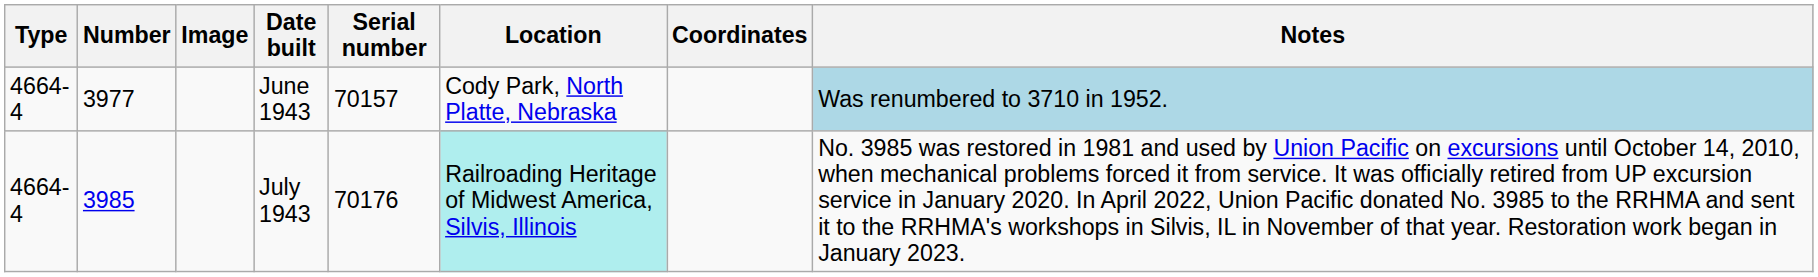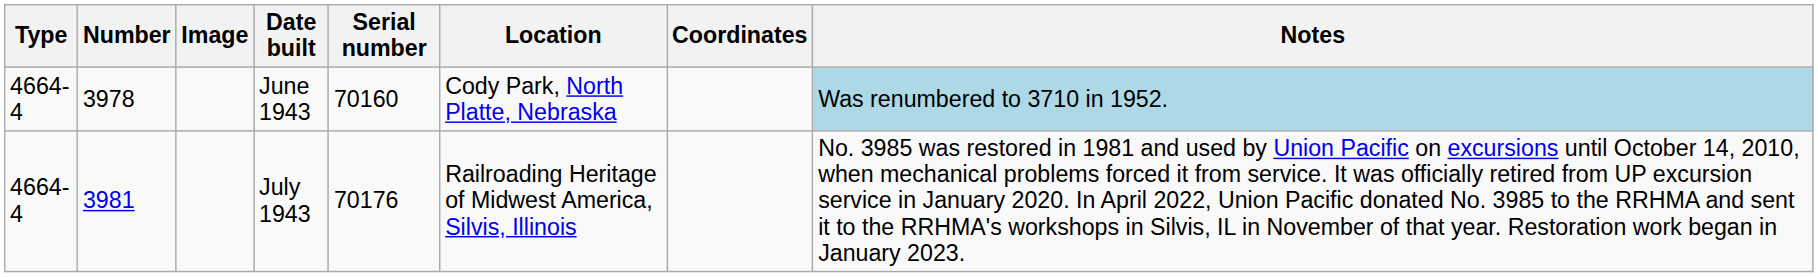(109, 98) 3977 -> (109, 98) 3978
(366, 98) 70157 -> (366, 98) 70160
(109, 200) 3985 -> (109, 200) 3981
(551, 200) paleturquoise background -> (551, 200) no background
